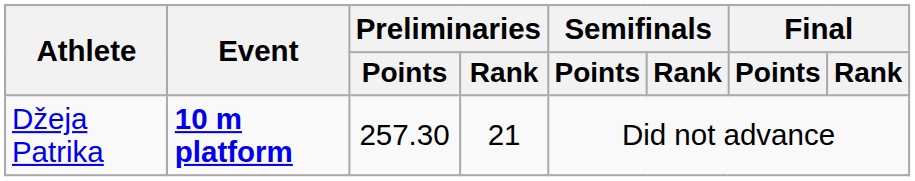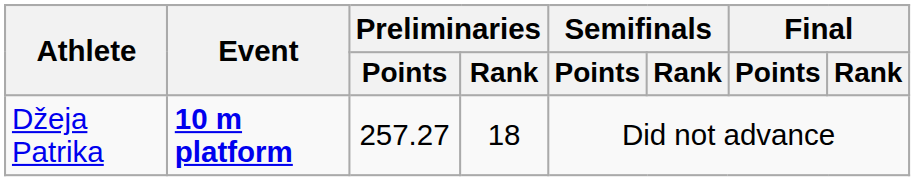(405, 136) 257.30 -> (405, 136) 257.27
(504, 136) 21 -> (504, 136) 18
